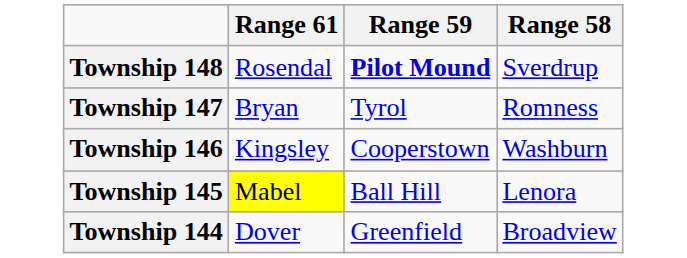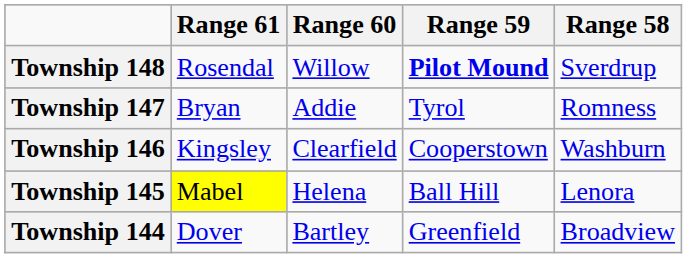+ column: (345, 25)
